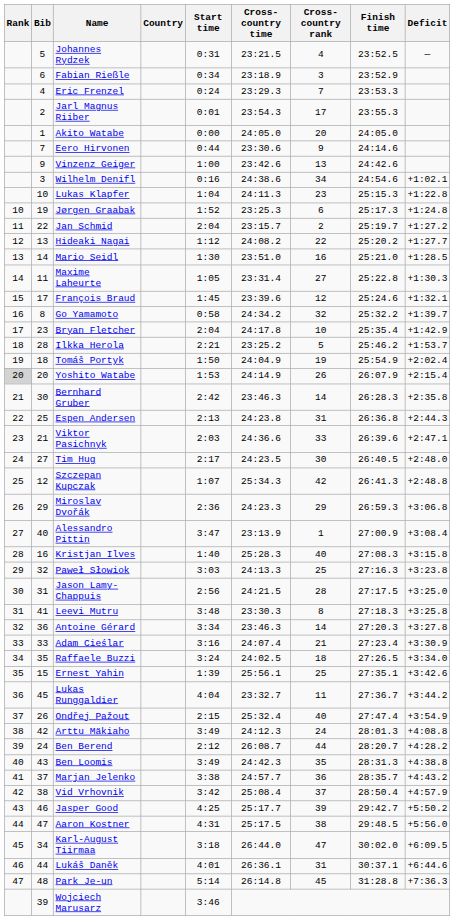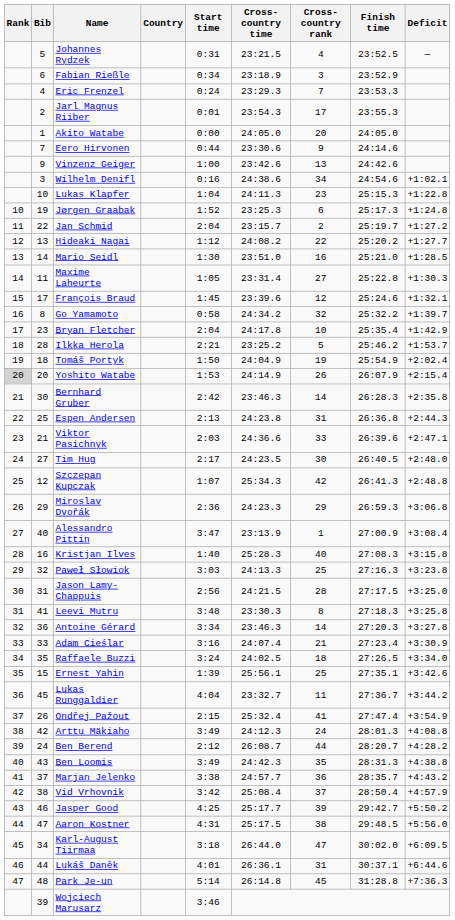(321, 716) 40 -> (321, 716) 41
